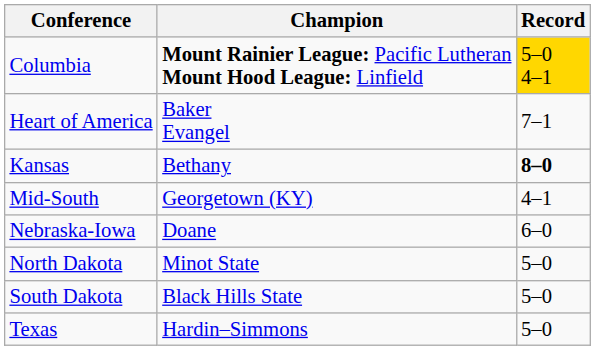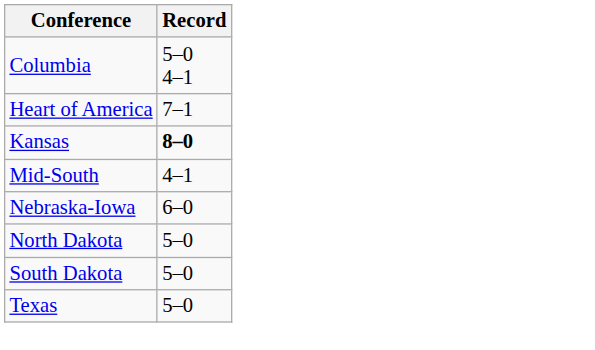- column: (337, 20)
(536, 65) gold background -> (178, 65) no background
